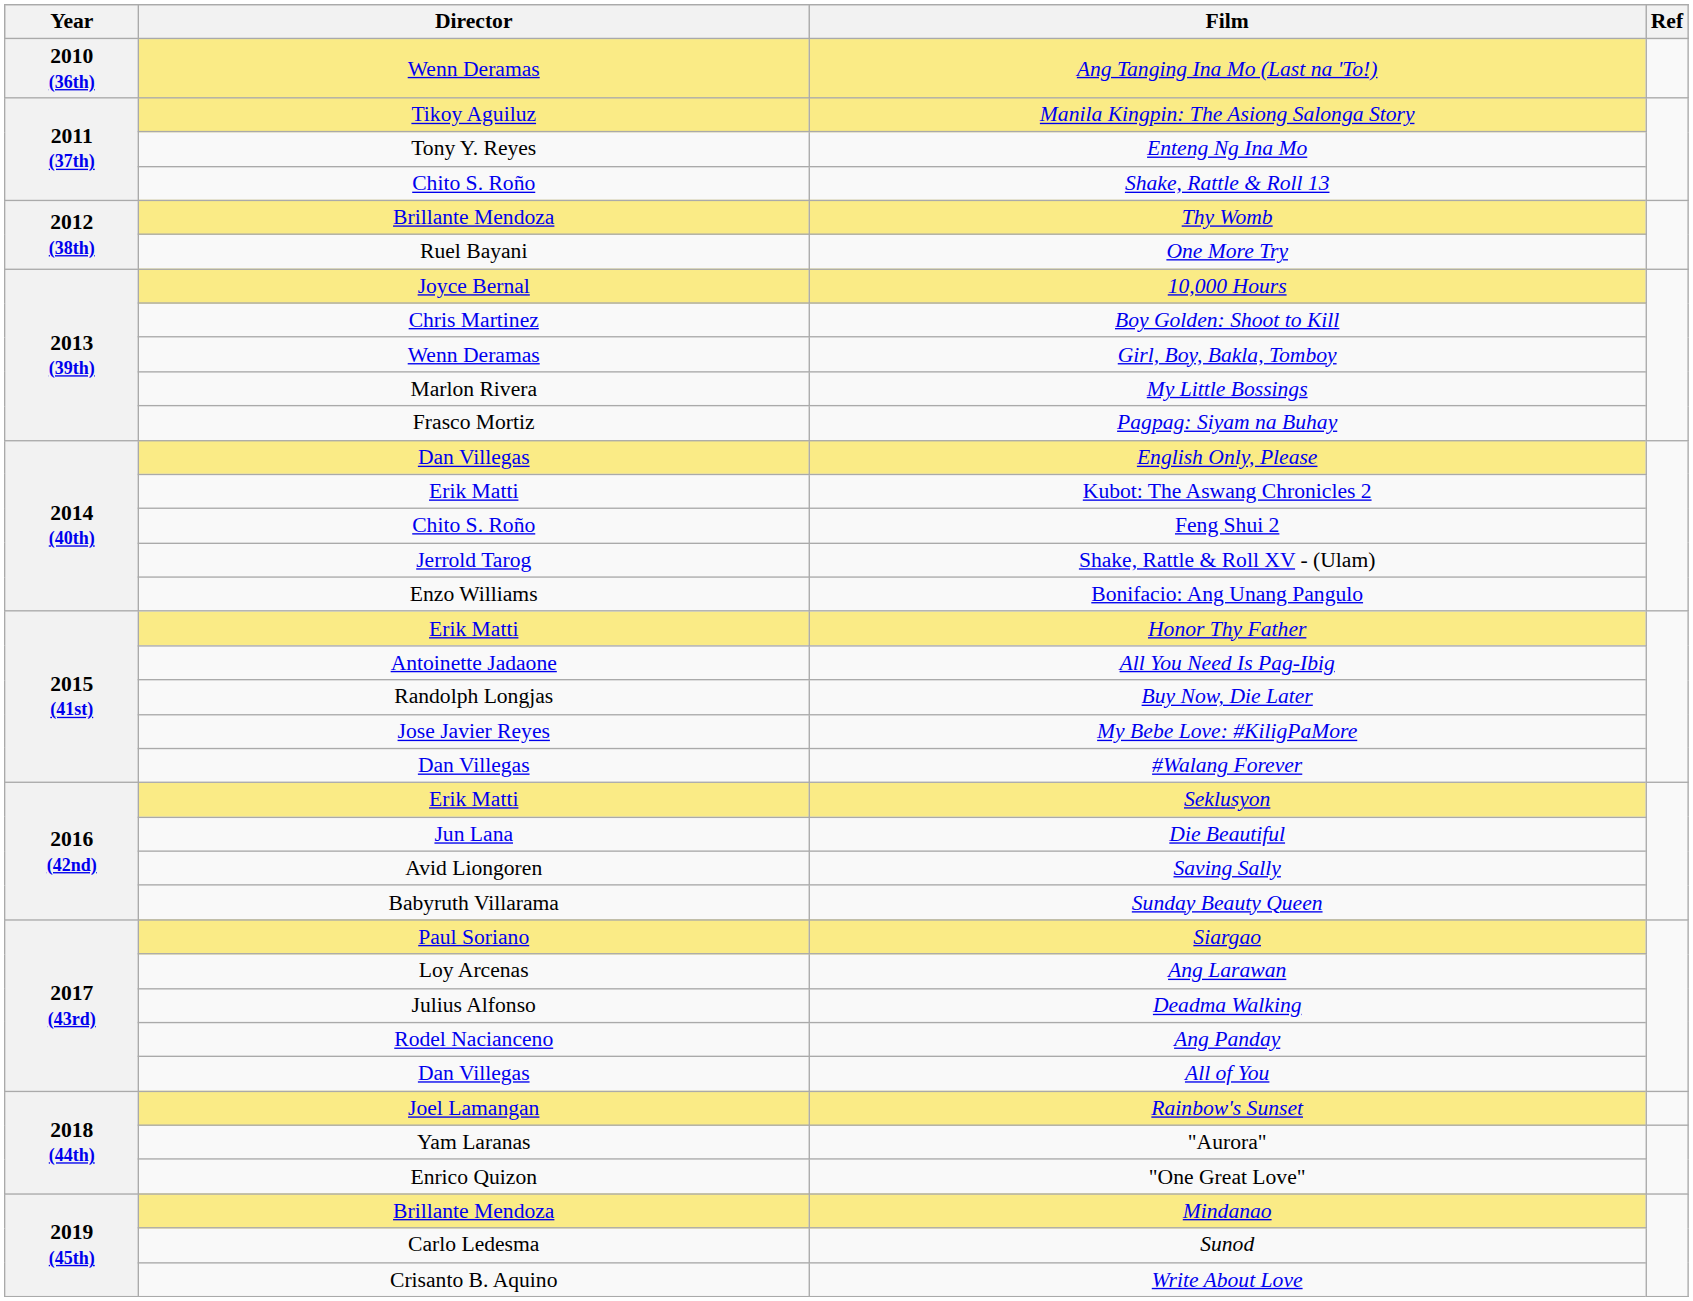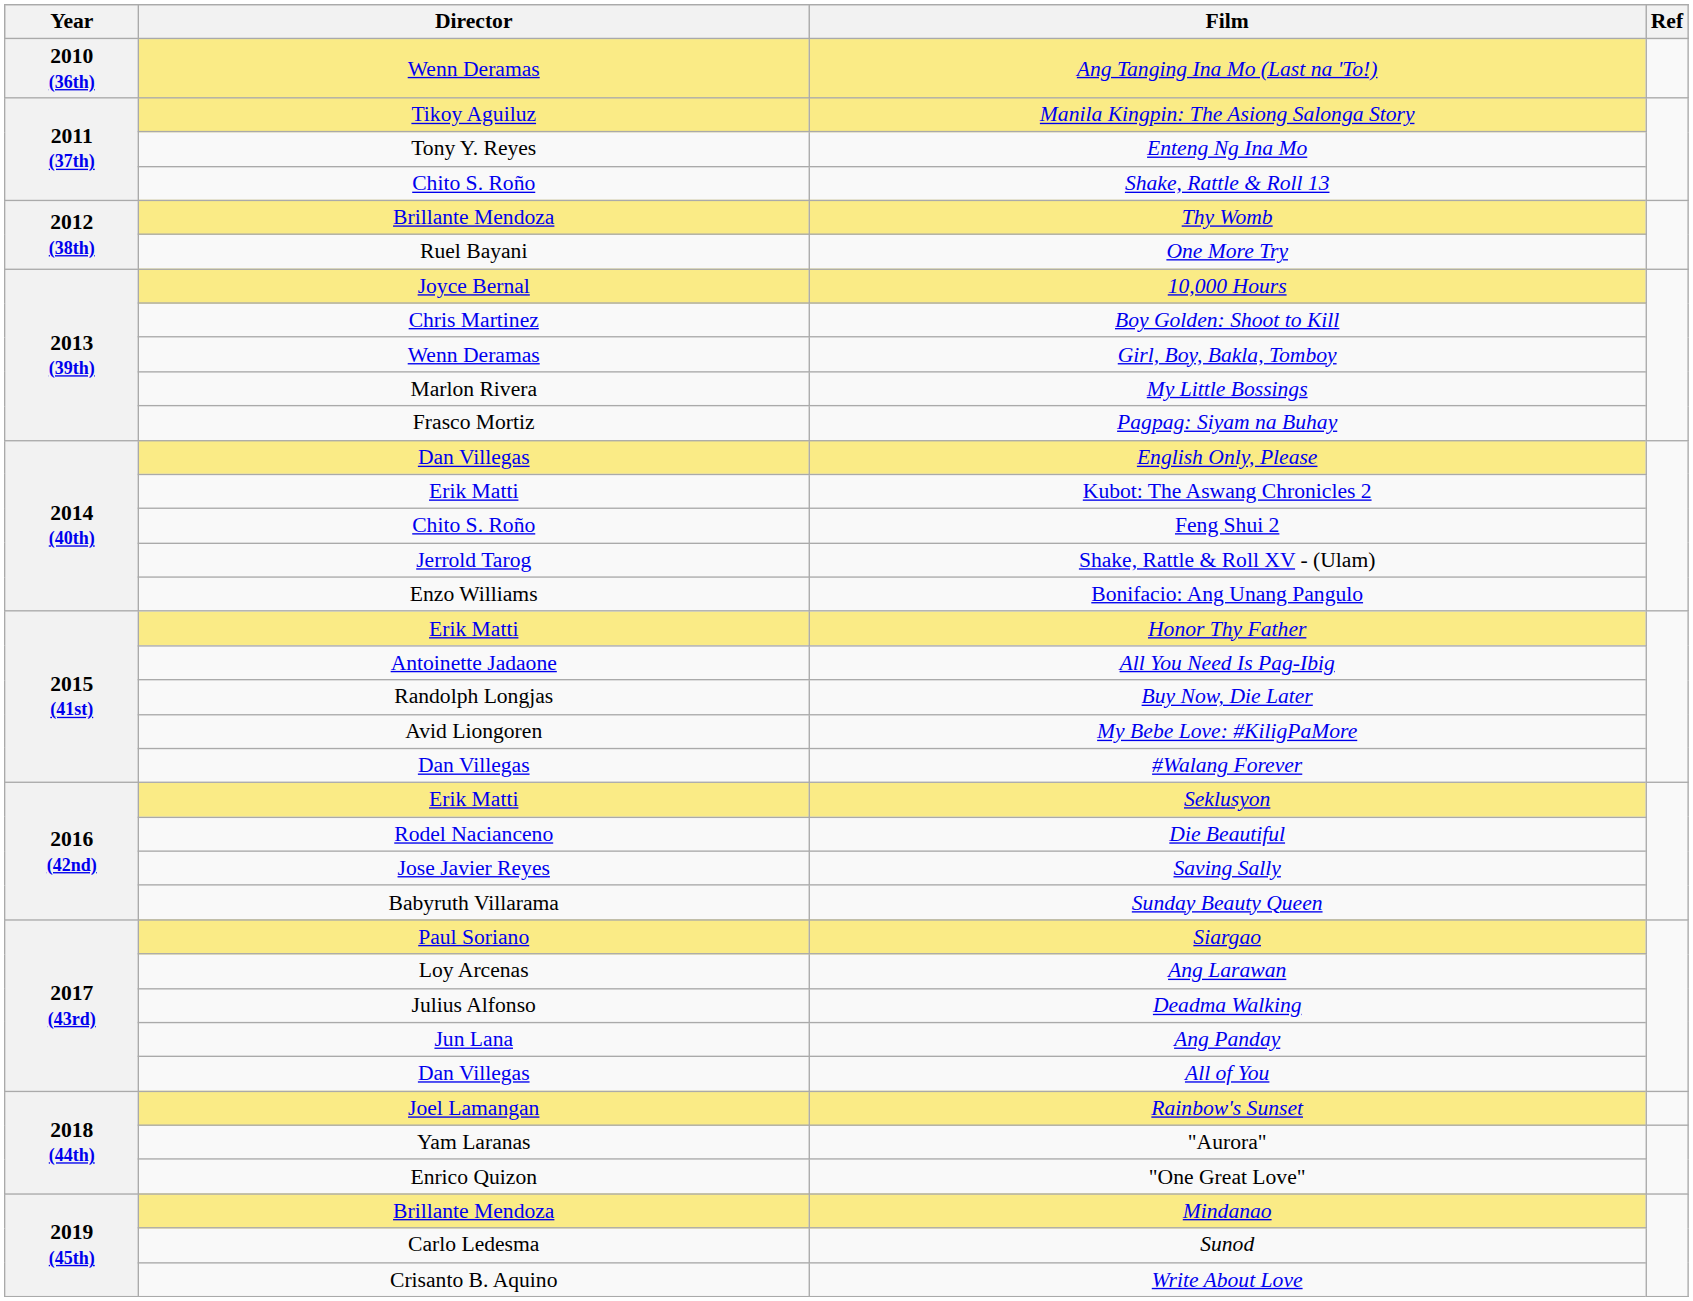(474, 731) Jose Javier Reyes -> (474, 731) Avid Liongoren
(474, 833) Jun Lana -> (474, 833) Rodel Nacianceno
(474, 868) Avid Liongoren -> (474, 868) Jose Javier Reyes
(474, 1039) Rodel Nacianceno -> (474, 1039) Jun Lana
